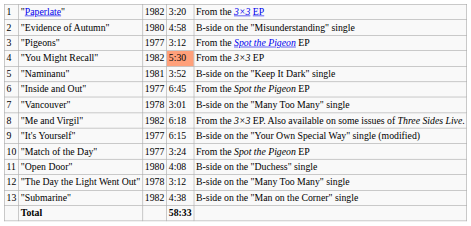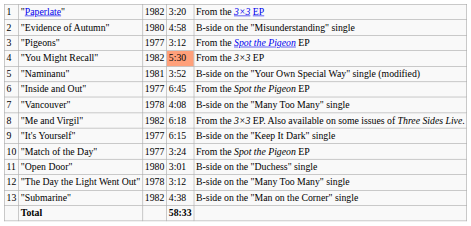(266, 74) B-side on the "Keep It Dark" single -> (308, 74) B-side on the "Your Own Special Way" single (modified)
(178, 105) 3:01 -> (178, 105) 4:08
(308, 136) B-side on the "Your Own Special Way" single (modified) -> (266, 136) B-side on the "Keep It Dark" single
(178, 167) 4:08 -> (178, 167) 3:01
